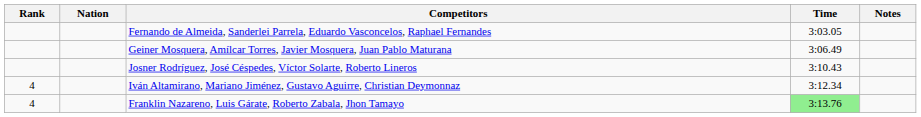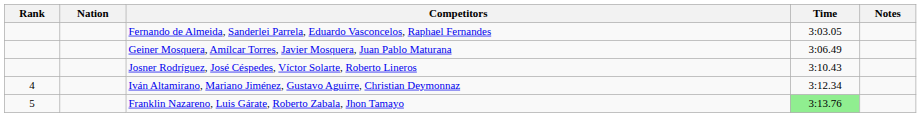(32, 103) 4 -> (32, 103) 5
